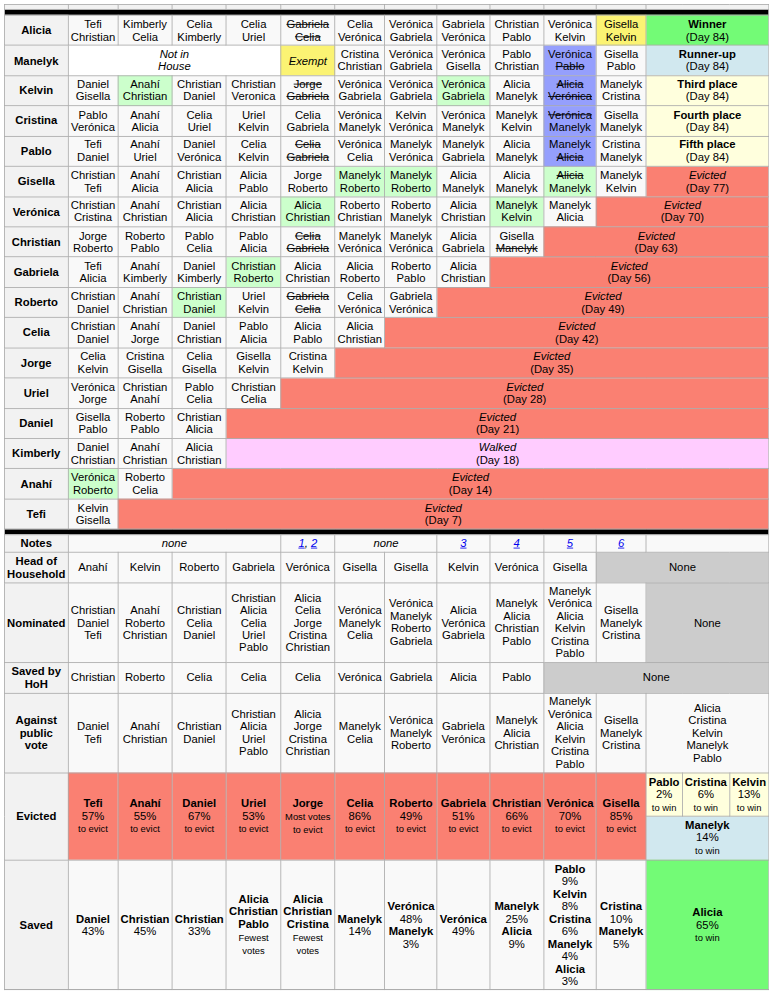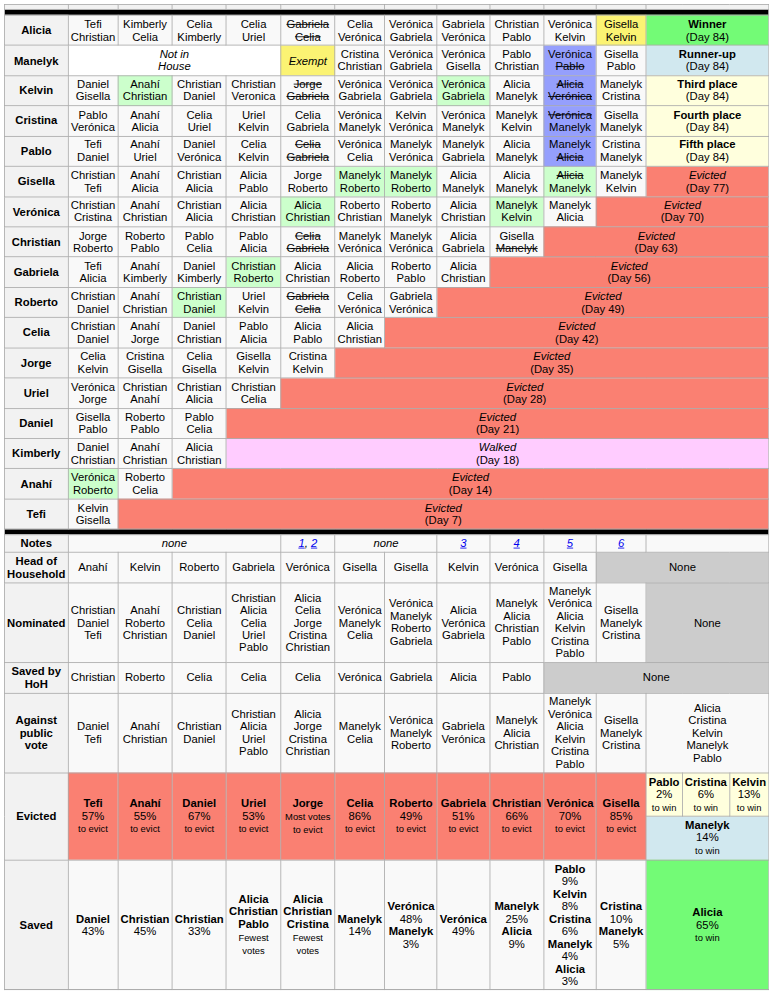(199, 393) Pablo Celia -> (199, 393) Christian Alicia
(199, 423) Christian Alicia -> (199, 423) Pablo Celia
